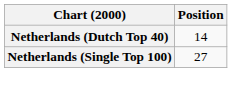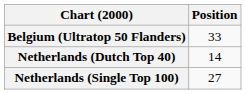+ row: (97, 36)
